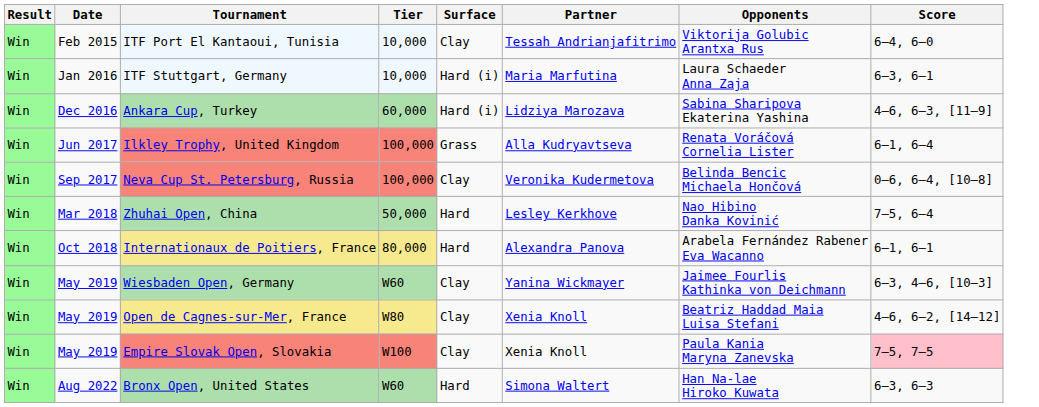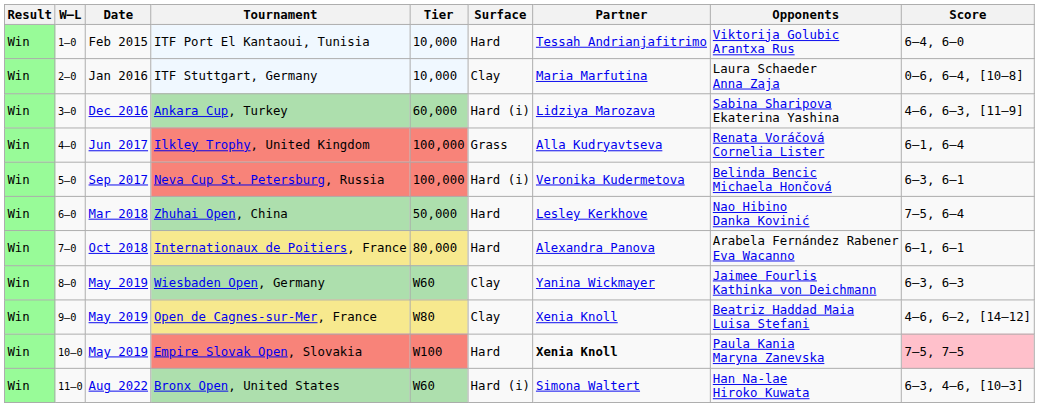+ column: (70, 15)
(455, 42) Clay -> (485, 42) Hard
(470, 76) Hard (i) -> (485, 76) Clay
(904, 76) 6–3, 6–1 -> (964, 76) 0–6, 6–4, [10–8]
(455, 179) Clay -> (500, 179) Hard (i)
(933, 179) 0–6, 6–4, [10–8] -> (934, 179) 6–3, 6–1
(933, 282) 6–3, 4–6, [10–3] -> (934, 282) 6–3, 6–3
(455, 351) Clay -> (485, 351) Hard
(546, 351) normal -> (577, 351) bold
(455, 386) Hard -> (500, 386) Hard (i)
(904, 386) 6–3, 6–3 -> (964, 386) 6–3, 4–6, [10–3]
